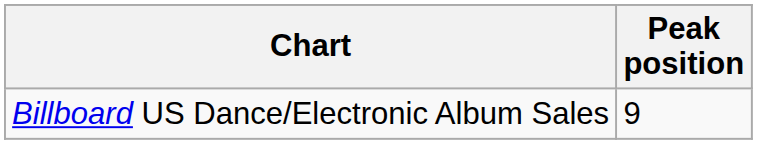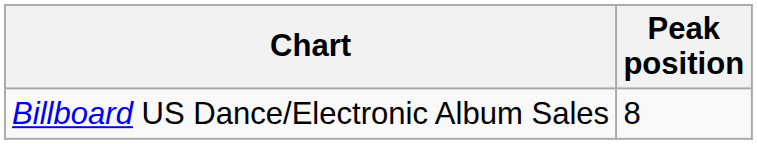(632, 113) 9 -> (632, 113) 8
